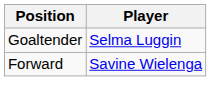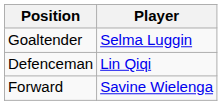+ row: (51, 64)
